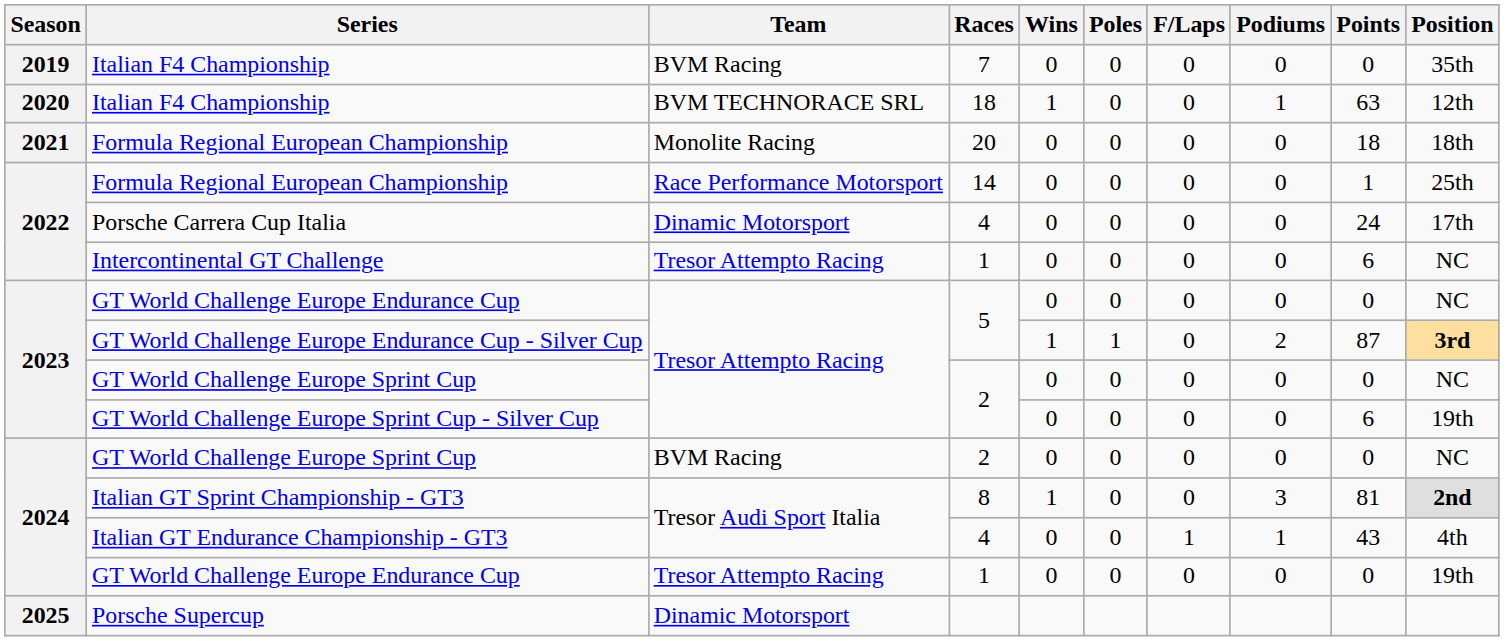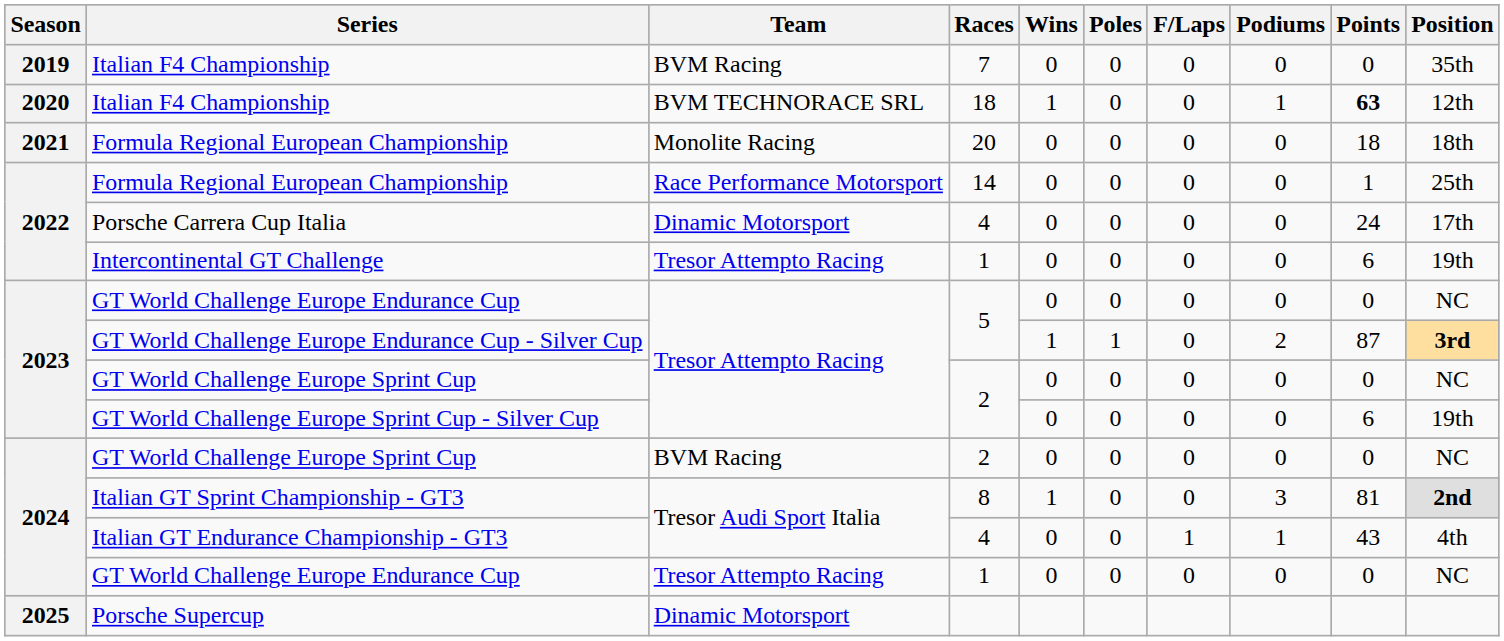(1368, 103) normal -> (1368, 103) bold
(1452, 261) NC -> (1452, 261) 19th
(1452, 576) 19th -> (1452, 576) NC
